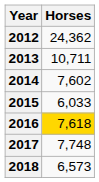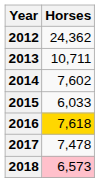(74, 145) 7,748 -> (74, 145) 7,478
(74, 166) no background -> (74, 166) pink background
